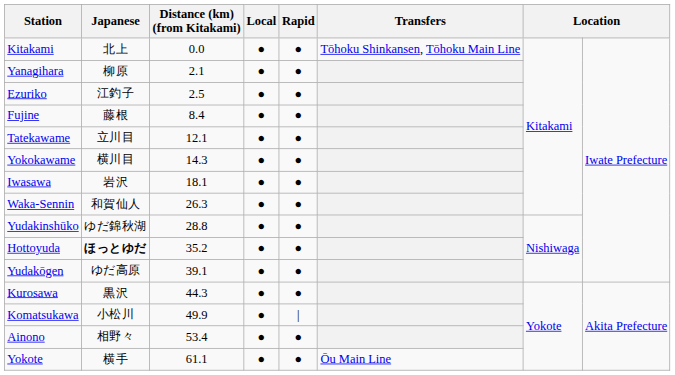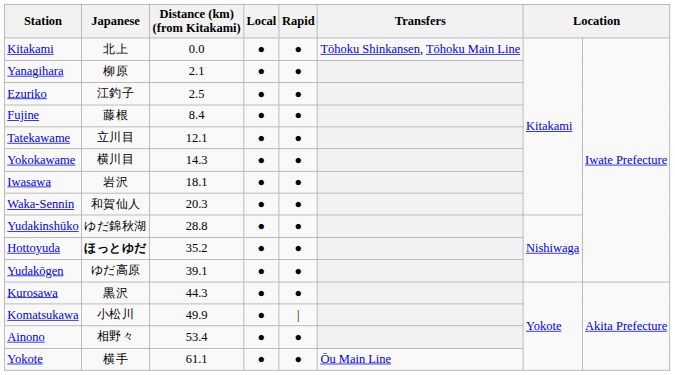(197, 204) 26.3 -> (197, 204) 20.3
